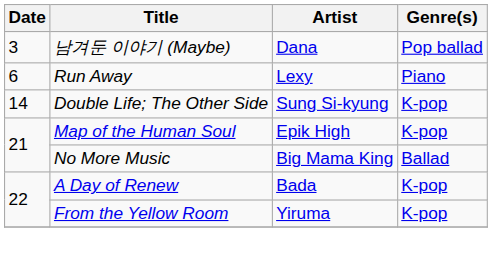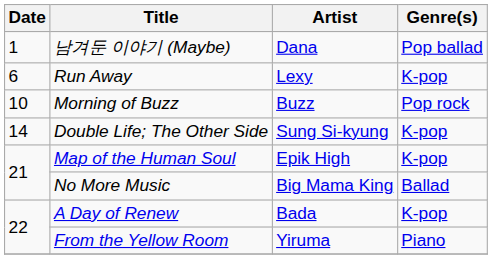(13, 47) 3 -> (13, 47) 1
(423, 76) Piano -> (424, 76) K-pop
+ row: (116, 103)
(424, 213) K-pop -> (423, 240) Piano
